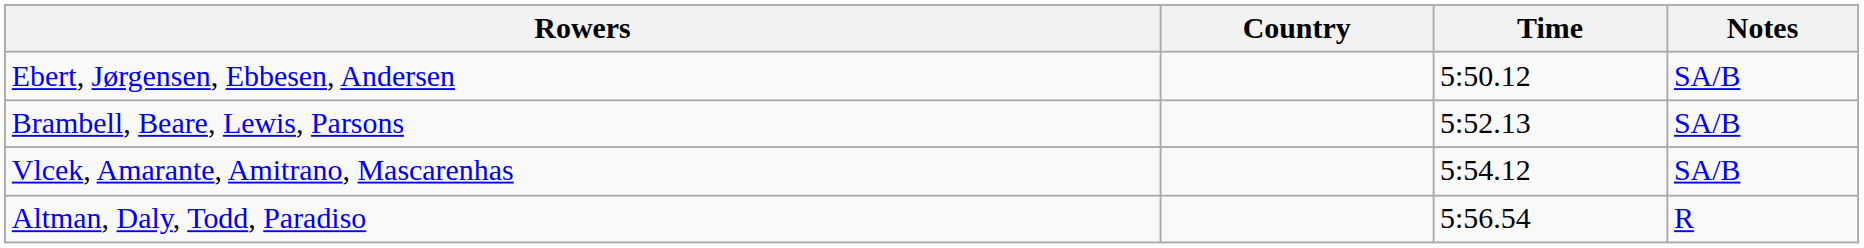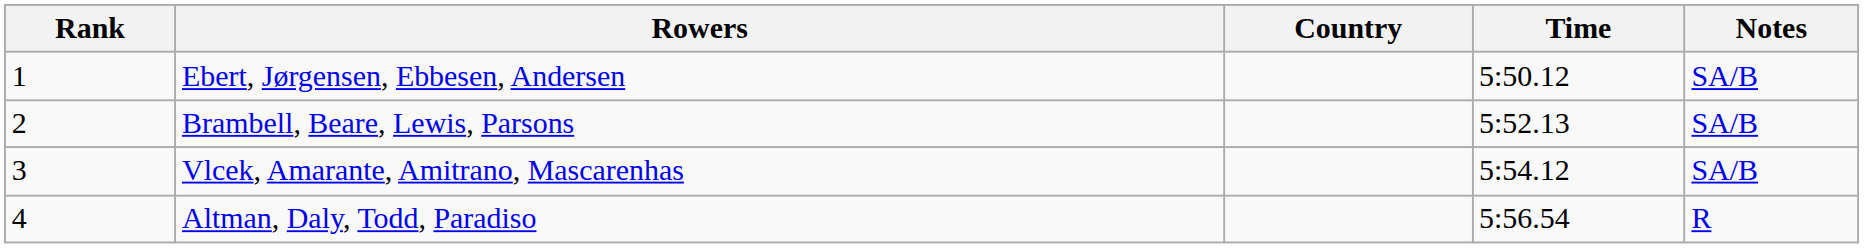+ column: (90, 28)
